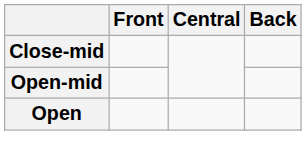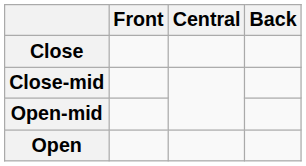+ row: (57, 51)
